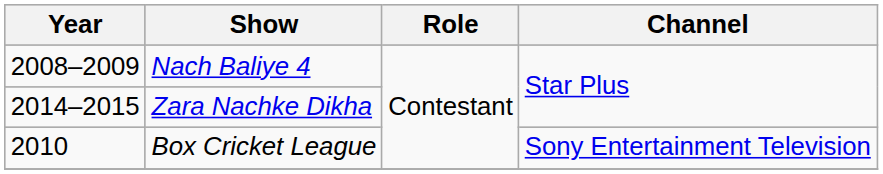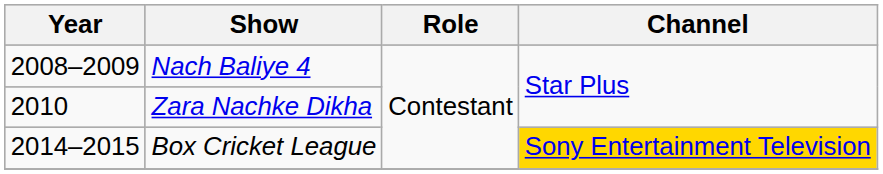(75, 106) 2014–2015 -> (39, 106) 2010
(39, 147) 2010 -> (75, 147) 2014–2015
(698, 147) no background -> (698, 147) gold background
